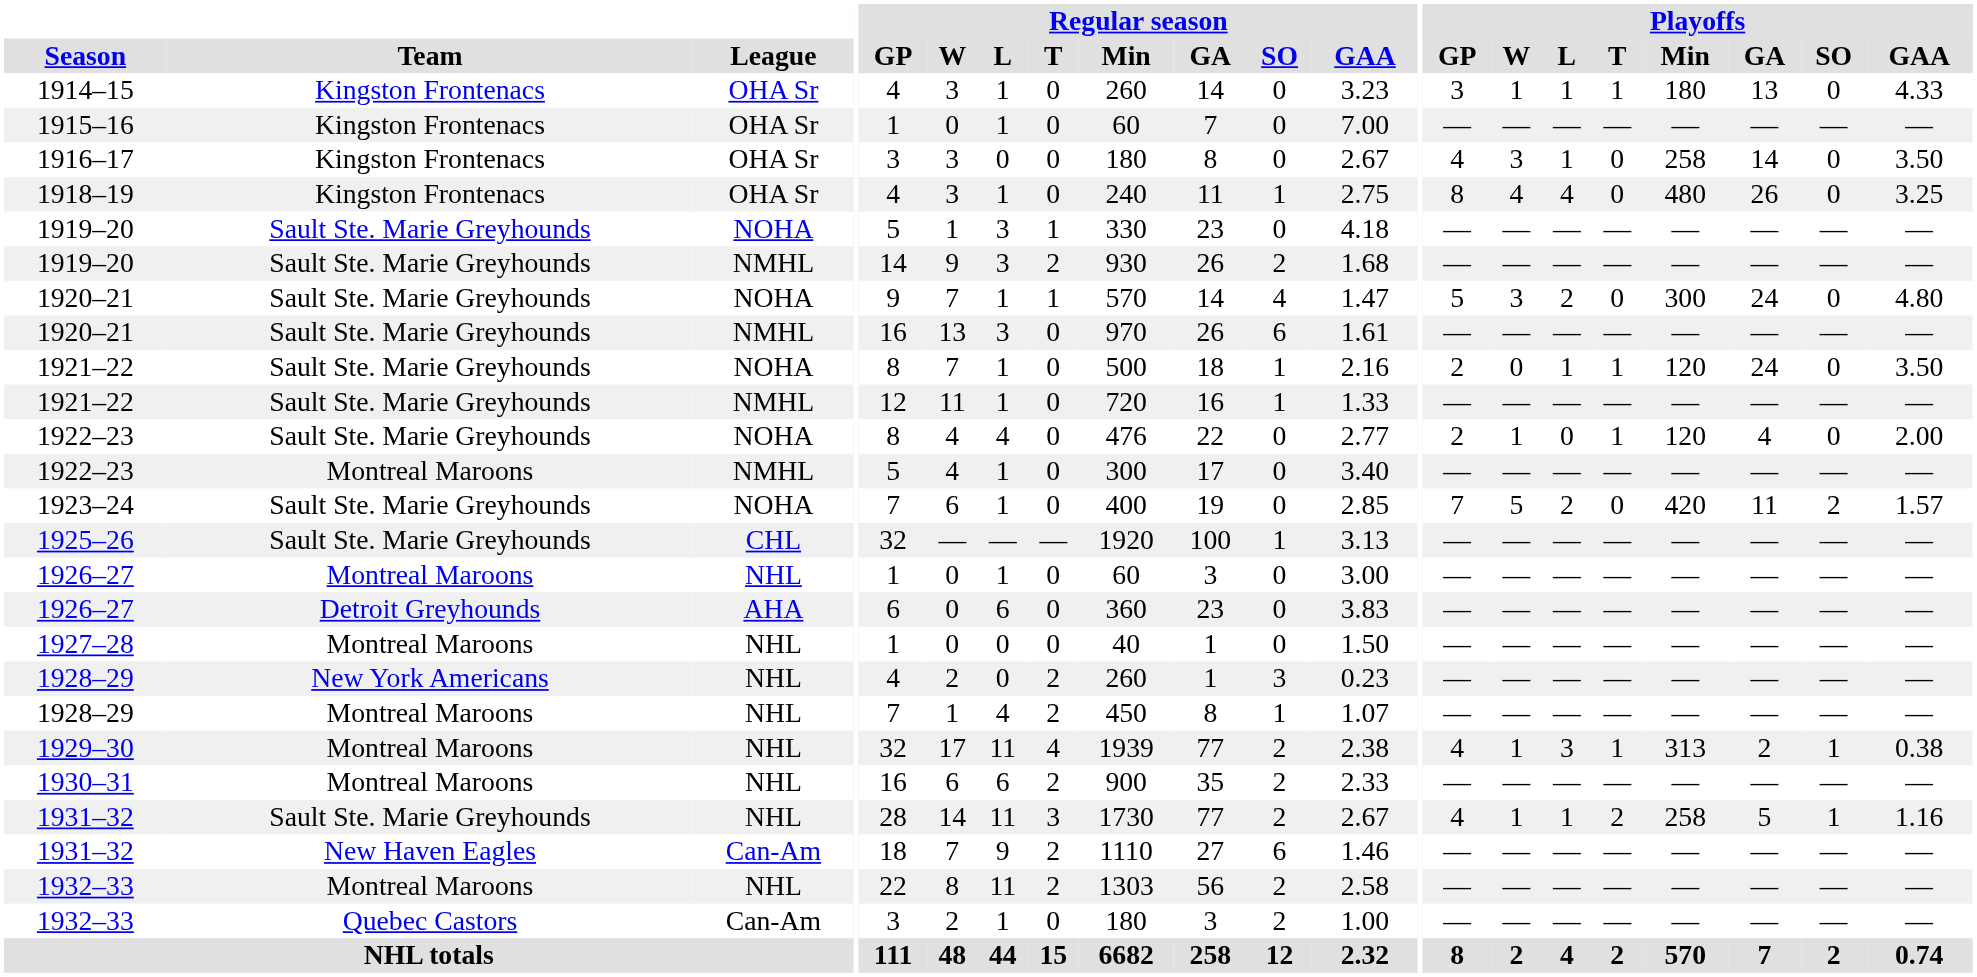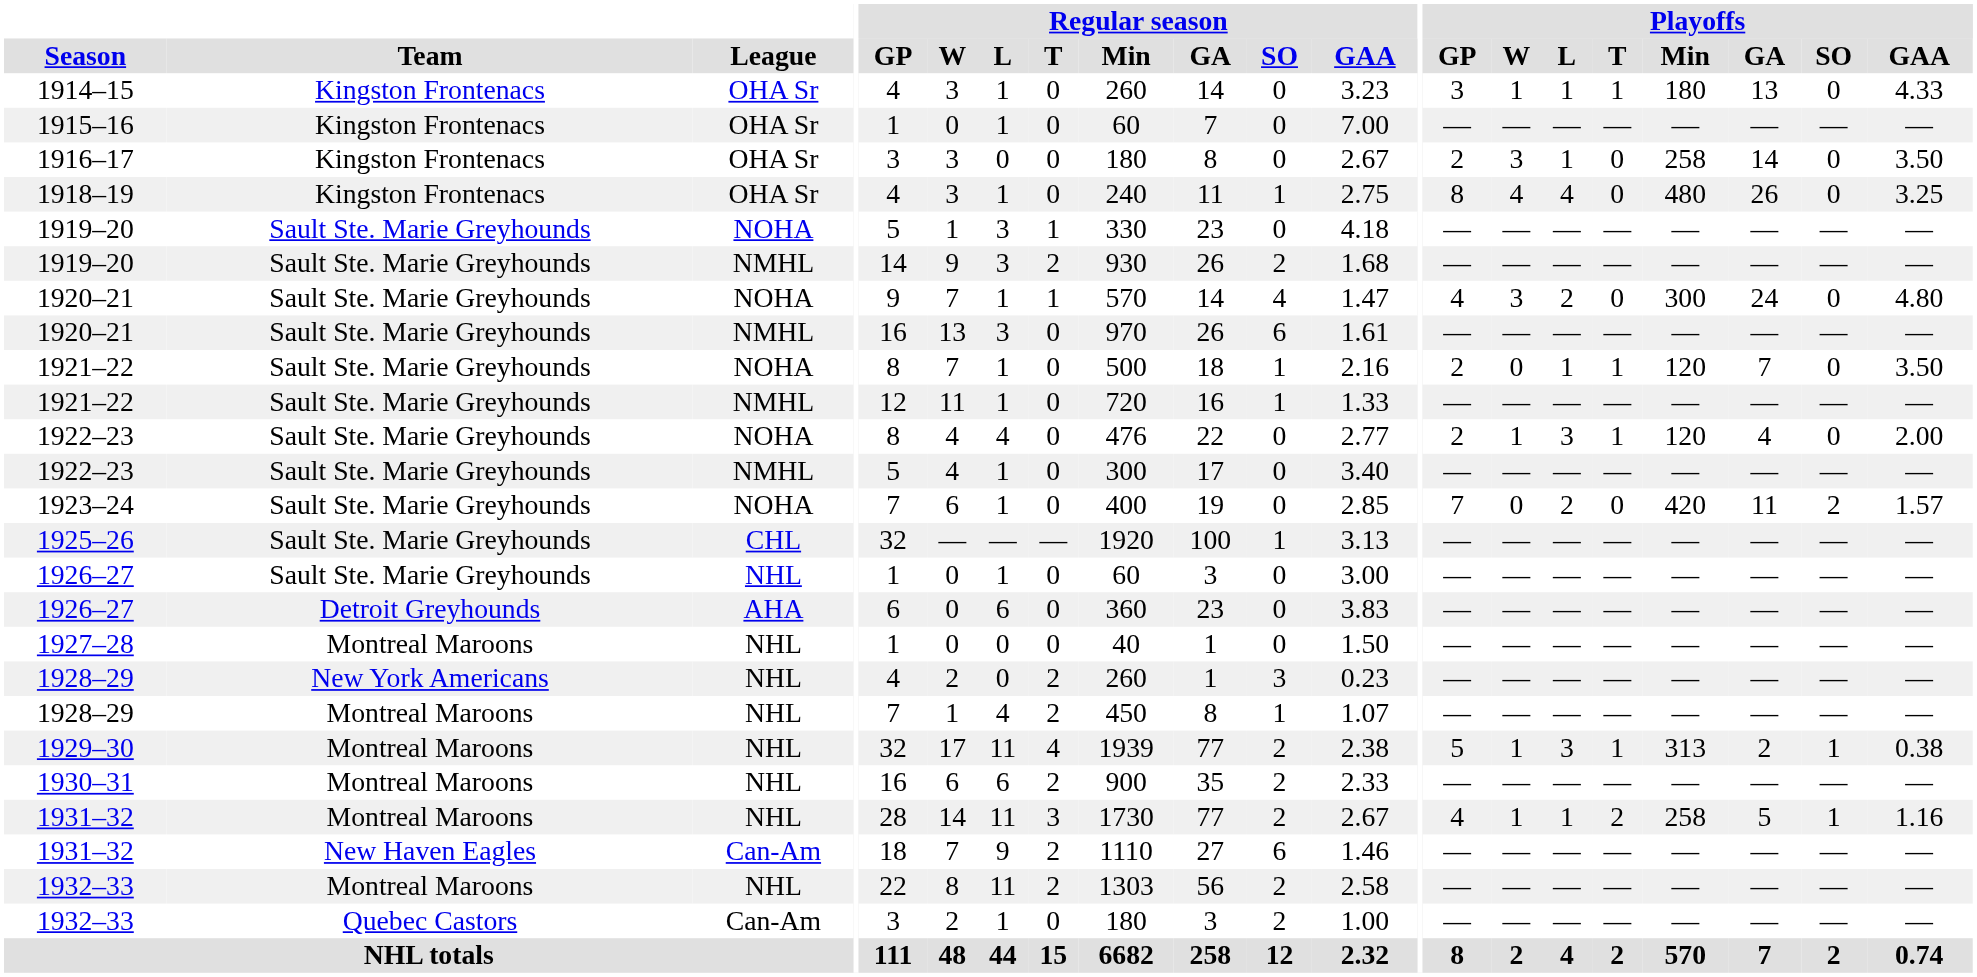(1457, 159) 4 -> (1457, 159) 2
(1457, 297) 5 -> (1457, 297) 4
(1764, 366) 24 -> (1764, 366) 7
(1567, 436) 0 -> (1567, 436) 3
(430, 470) Montreal Maroons -> (430, 470) Sault Ste. Marie Greyhounds
(1516, 505) 5 -> (1516, 505) 0
(430, 574) Montreal Maroons -> (430, 574) Sault Ste. Marie Greyhounds
(1457, 747) 4 -> (1457, 747) 5
(430, 816) Sault Ste. Marie Greyhounds -> (430, 816) Montreal Maroons
